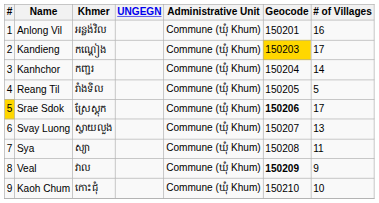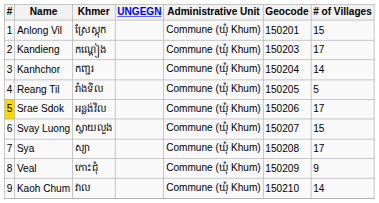(91, 29) អន្លង់វិល -> (91, 29) ស្រែស្ដុក
(319, 30) 16 -> (319, 30) 15
(282, 50) gold background -> (282, 50) no background
(91, 108) ស្រែស្ដុក -> (91, 108) អន្លង់វិល
(282, 109) bold -> (282, 109) normal
(319, 129) 13 -> (319, 129) 15
(318, 148) 11 -> (319, 148) 17
(83, 168) វាល -> (86, 168) កោះជុំ
(282, 168) bold -> (282, 168) normal
(86, 187) កោះជុំ -> (83, 187) វាល
(319, 188) 10 -> (319, 188) 14
